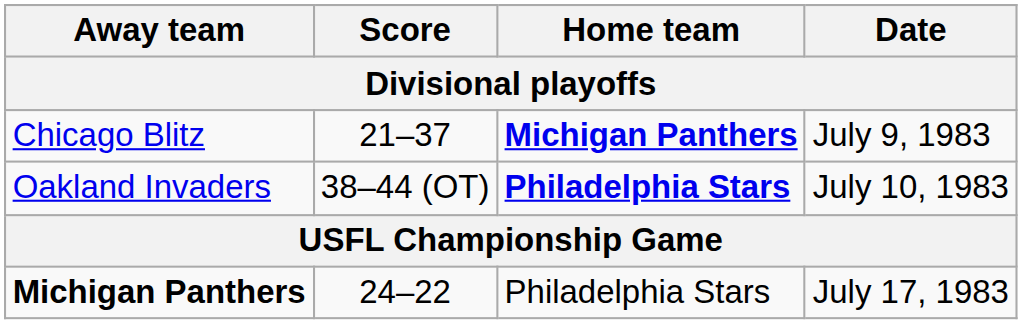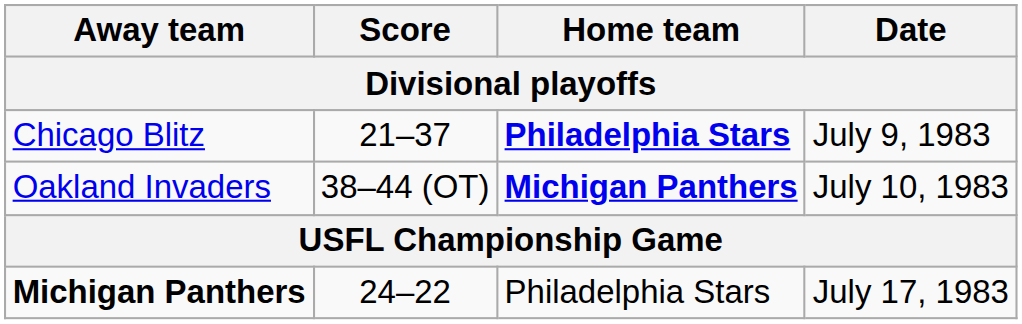(651, 135) Michigan Panthers -> (647, 135) Philadelphia Stars
(647, 187) Philadelphia Stars -> (651, 187) Michigan Panthers
